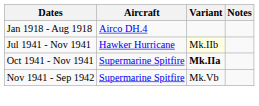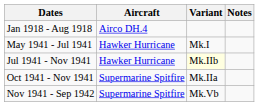+ row: (49, 45)
(205, 61) bold -> (203, 77) normal
